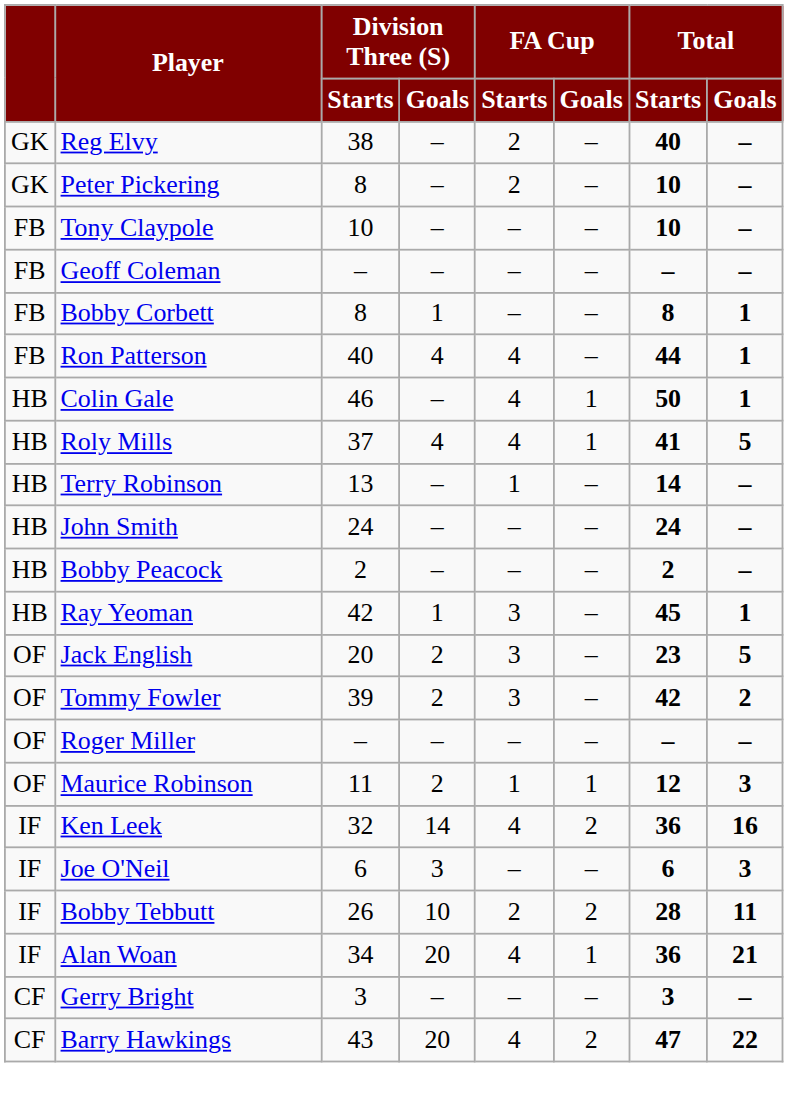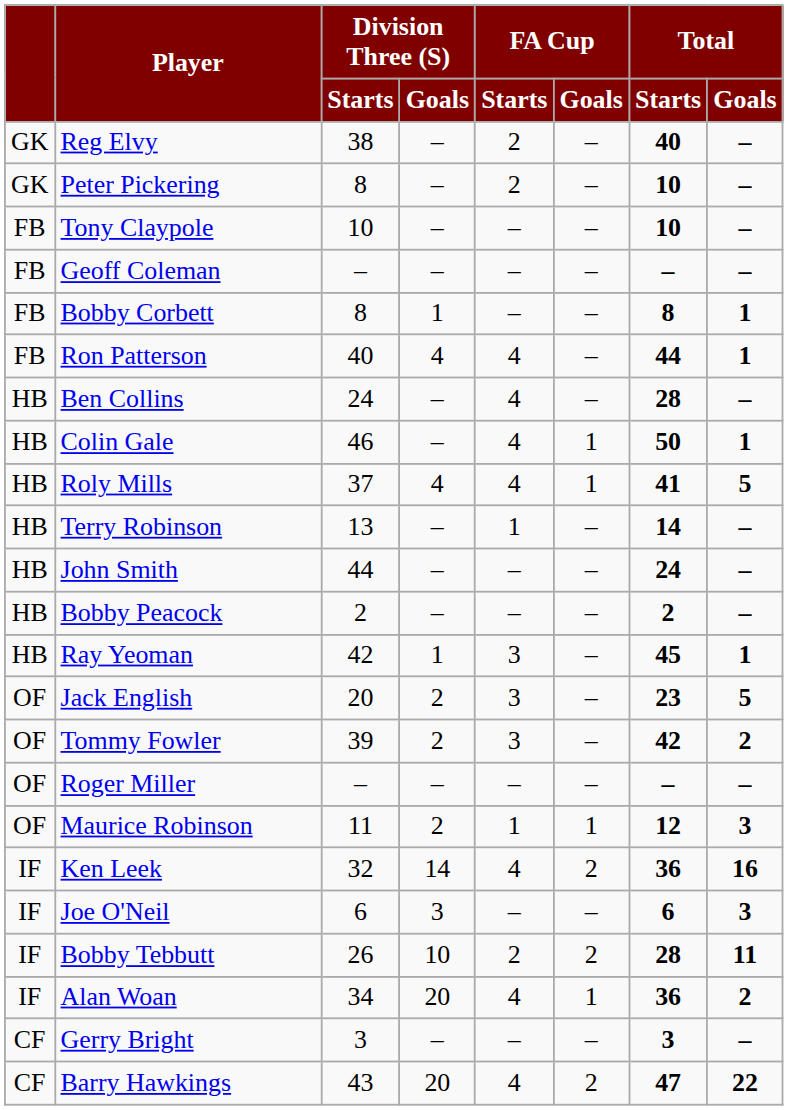+ row: (122, 398)
(360, 527) 24 -> (360, 569) 44
(745, 954) 21 -> (745, 997) 2
